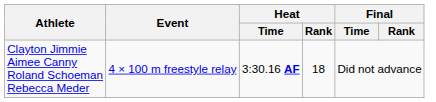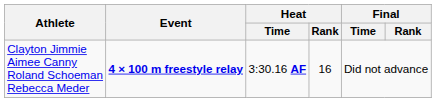(172, 69) normal -> (176, 69) bold
(319, 69) 18 -> (325, 69) 16
